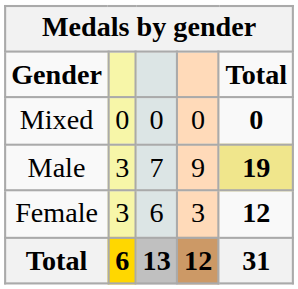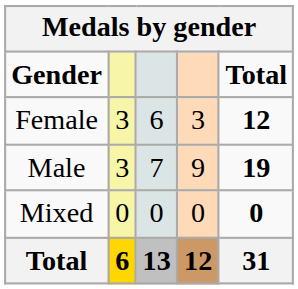rows swapped: (57, 213) <-> (57, 120)
(256, 167) khaki background -> (256, 167) no background
